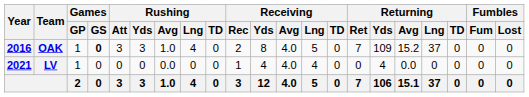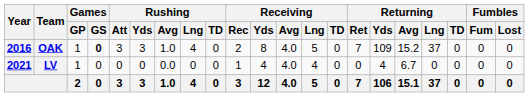(408, 65) 0.0 -> (408, 65) 6.7
